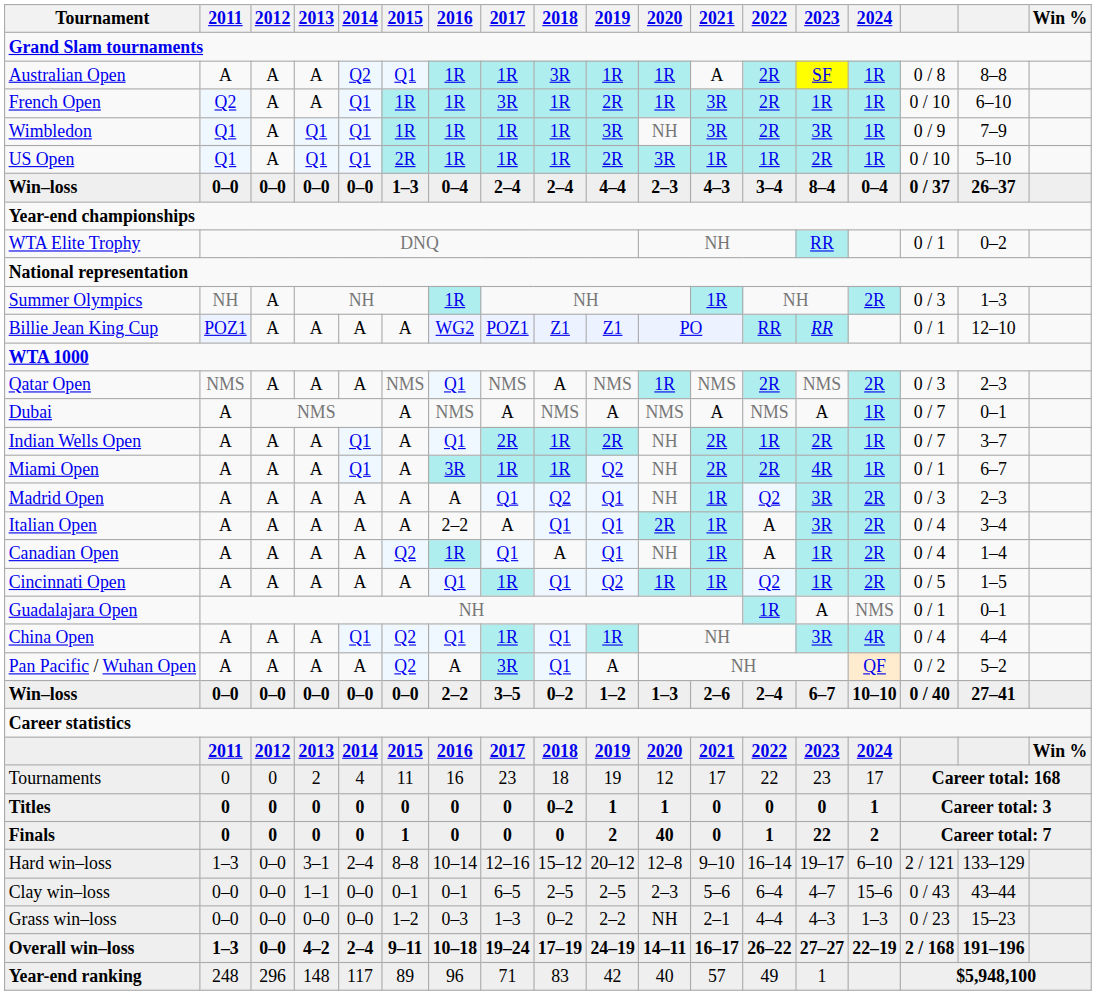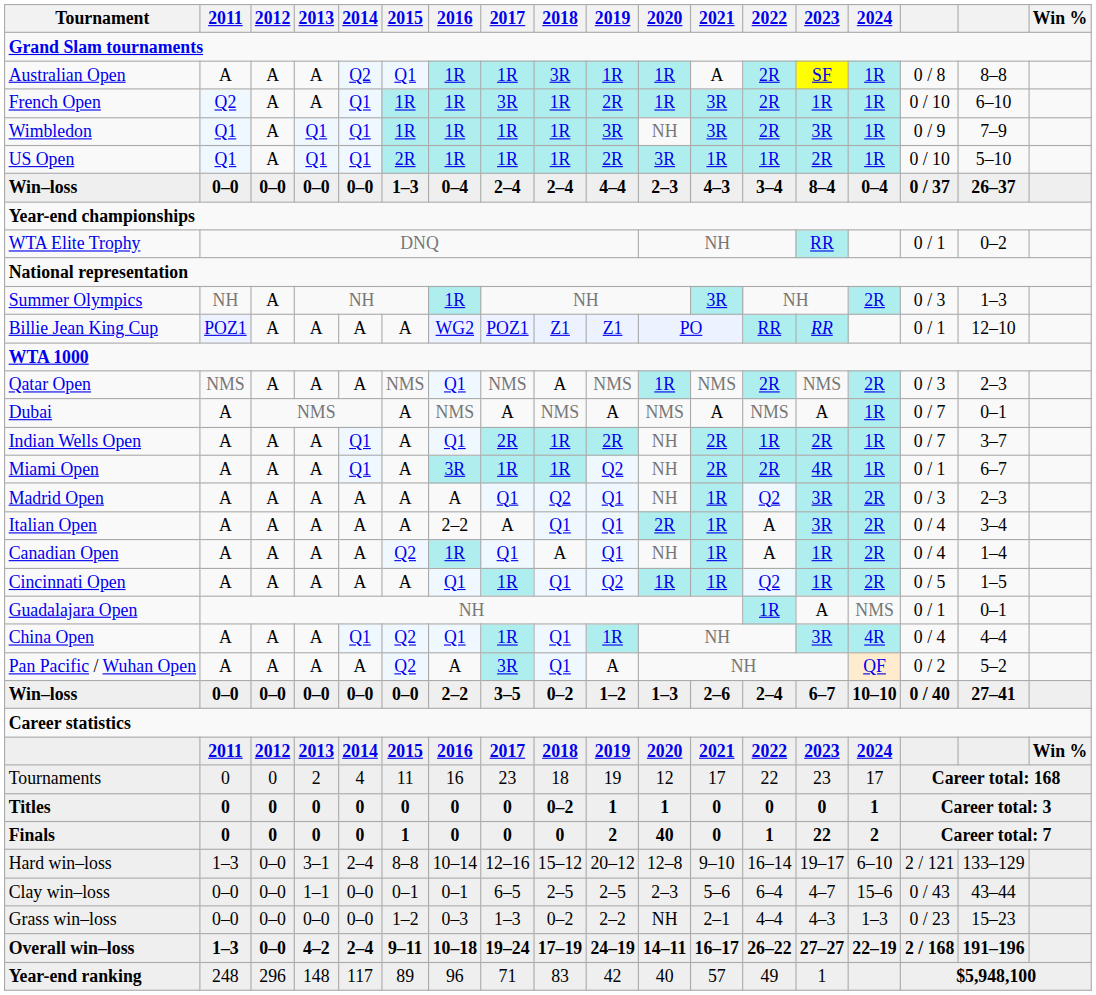(717, 300) 1R -> (717, 300) 3R
